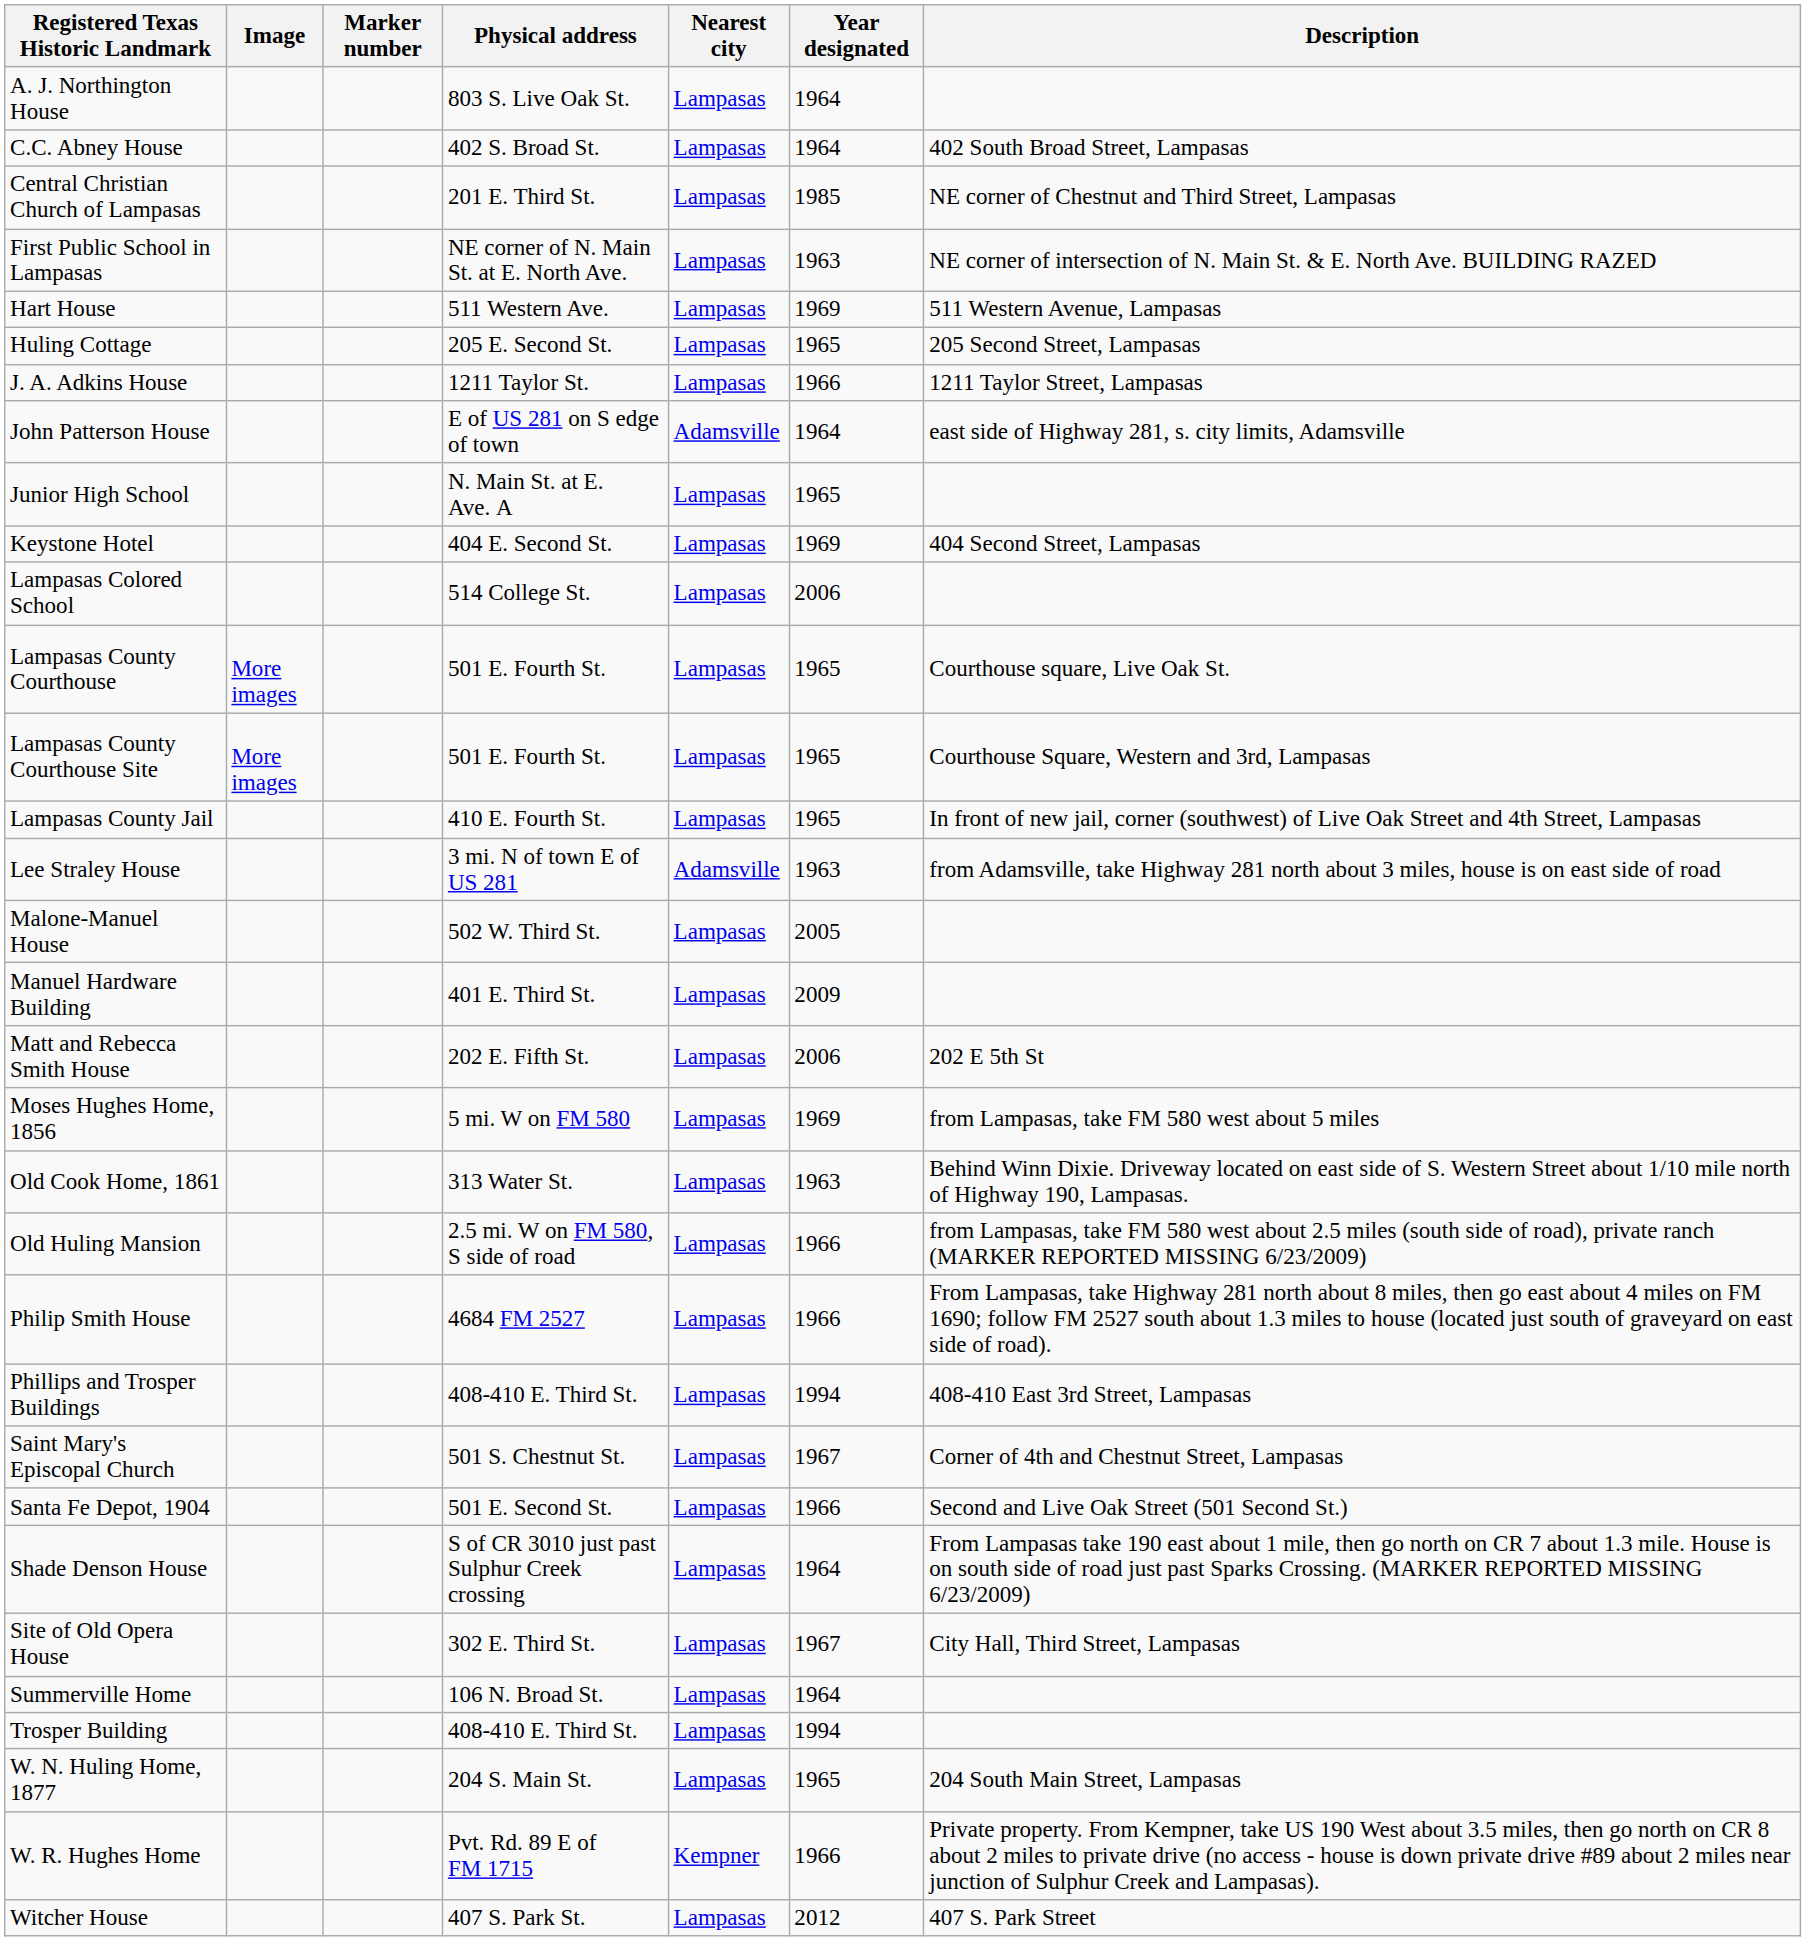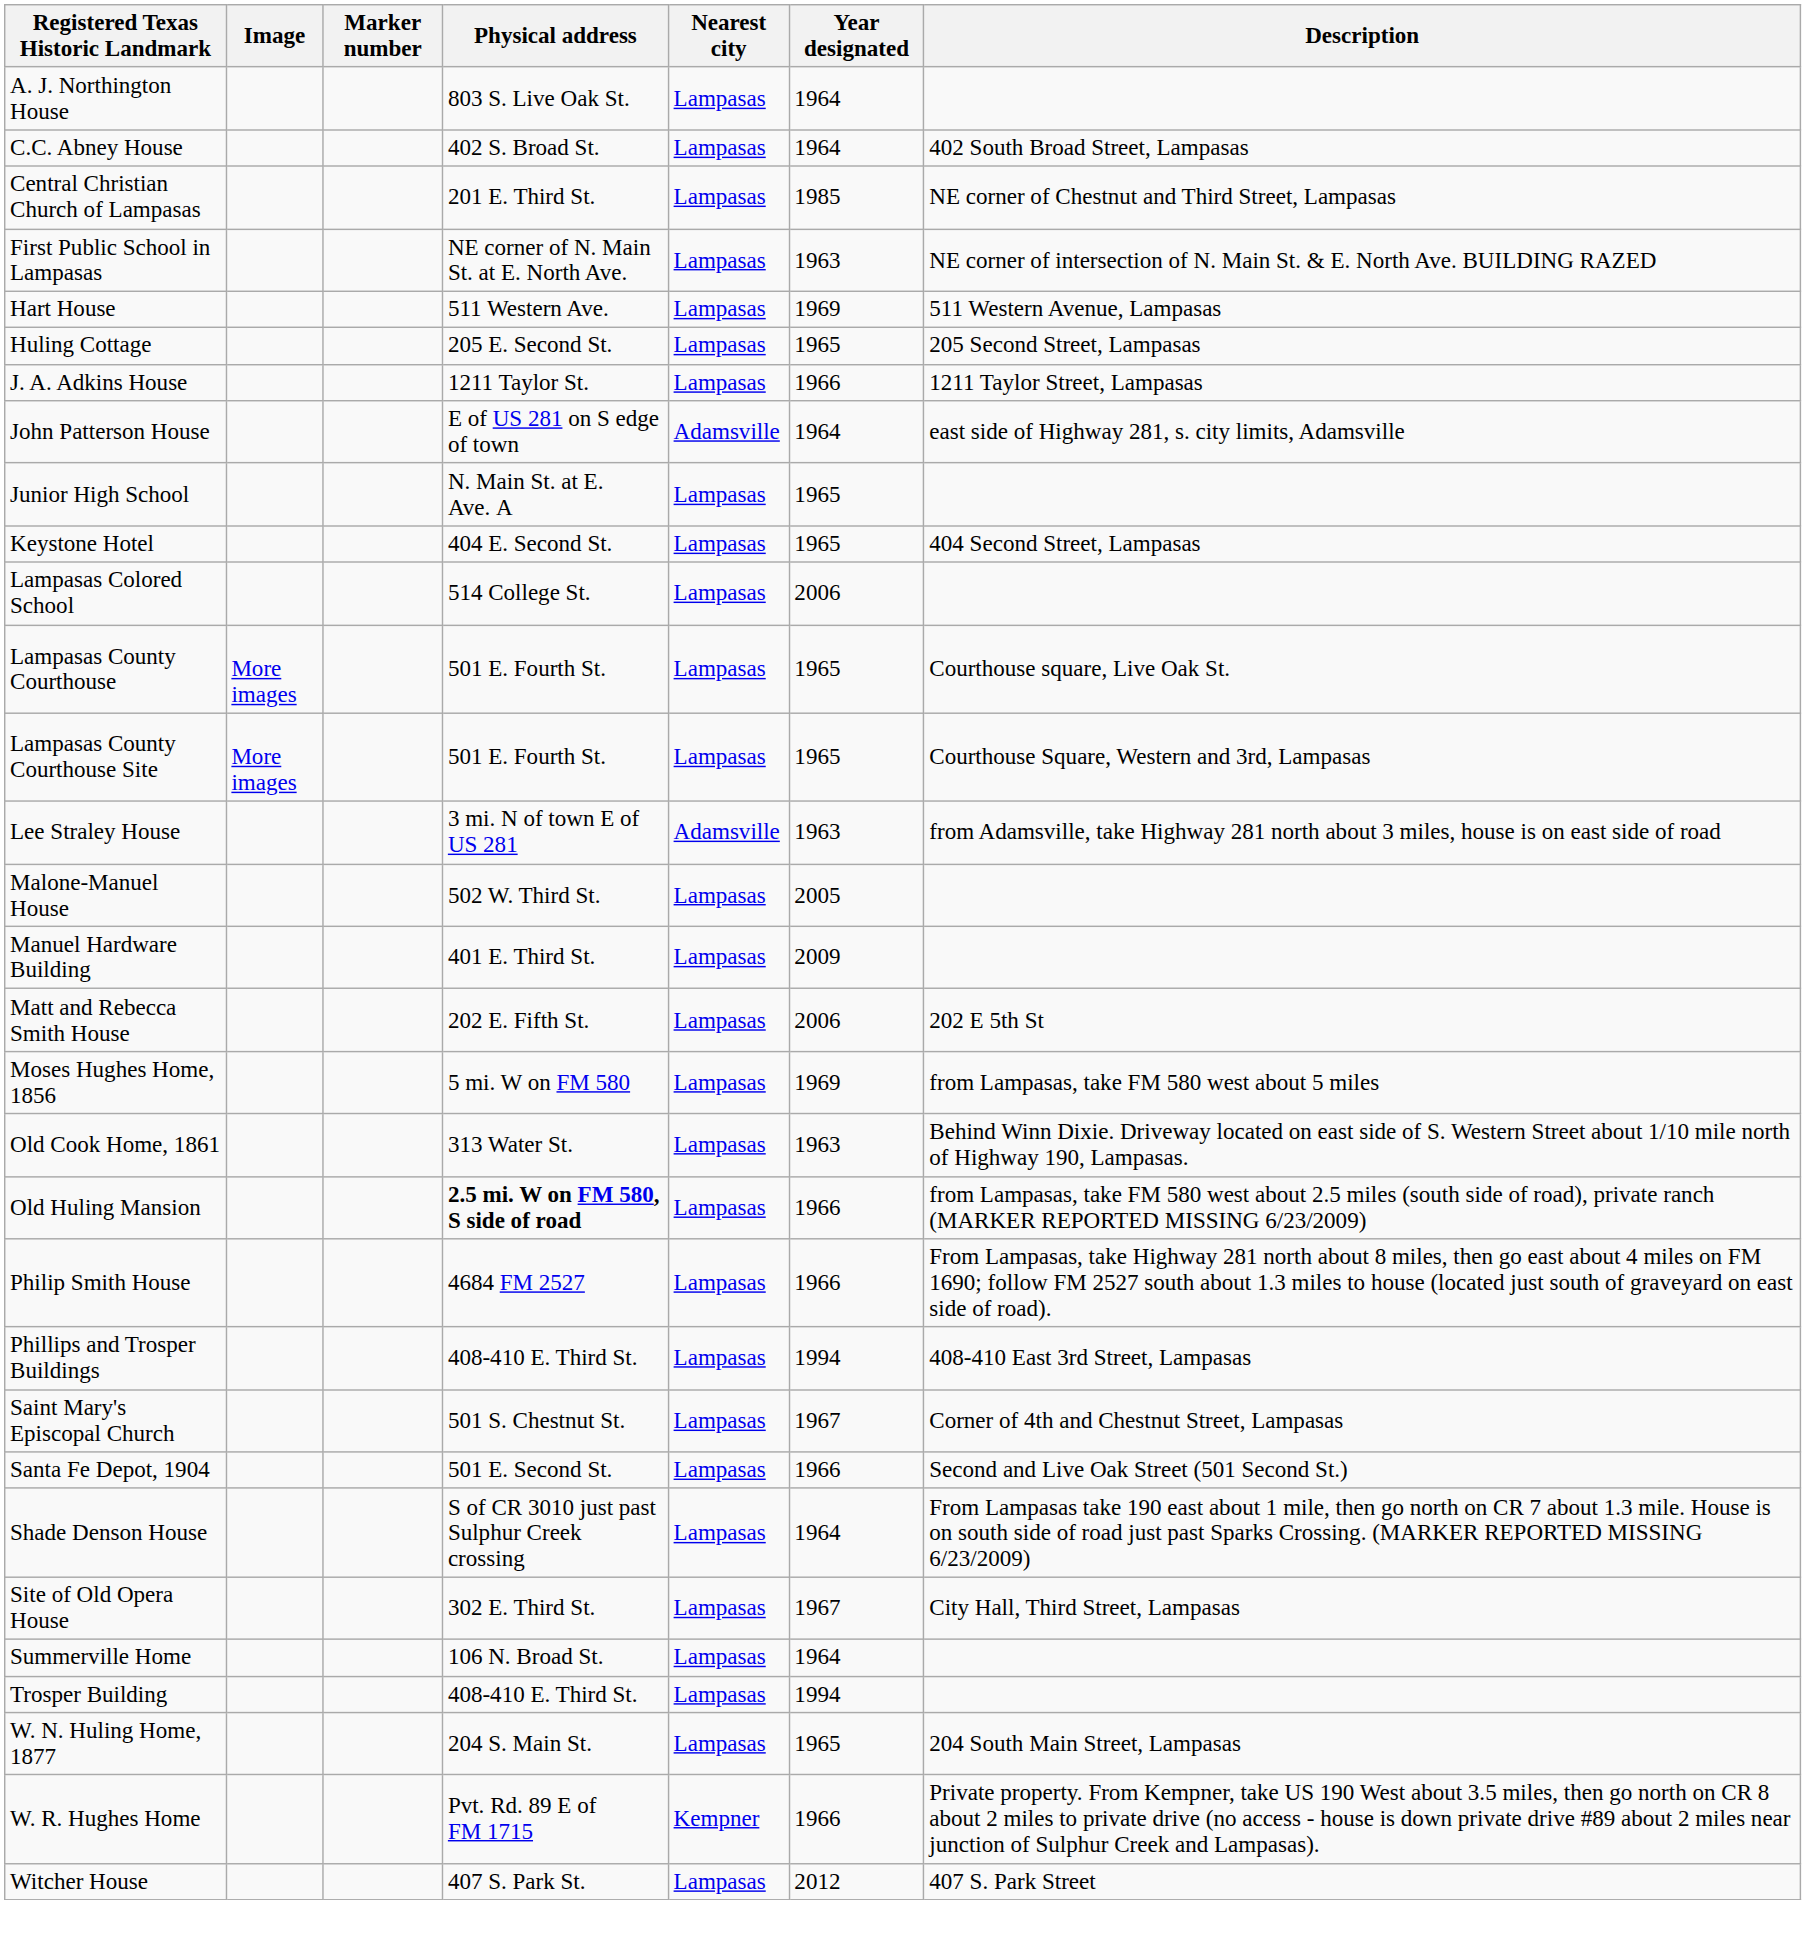(817, 543) 1969 -> (817, 543) 1965
- row: (112, 819)
(551, 1243) normal -> (554, 1207) bold
